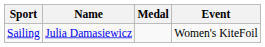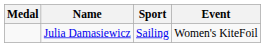columns swapped: (153, 14) <-> (23, 14)
